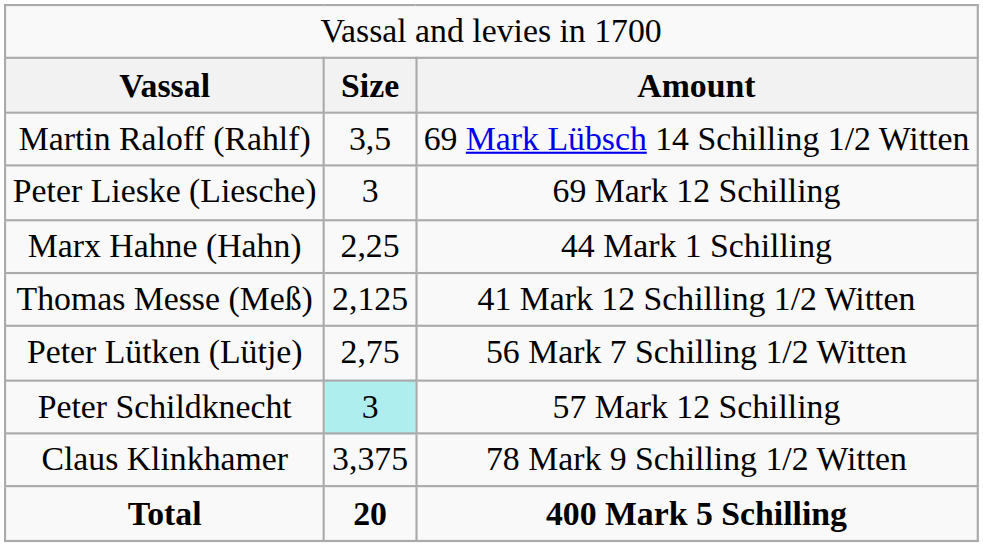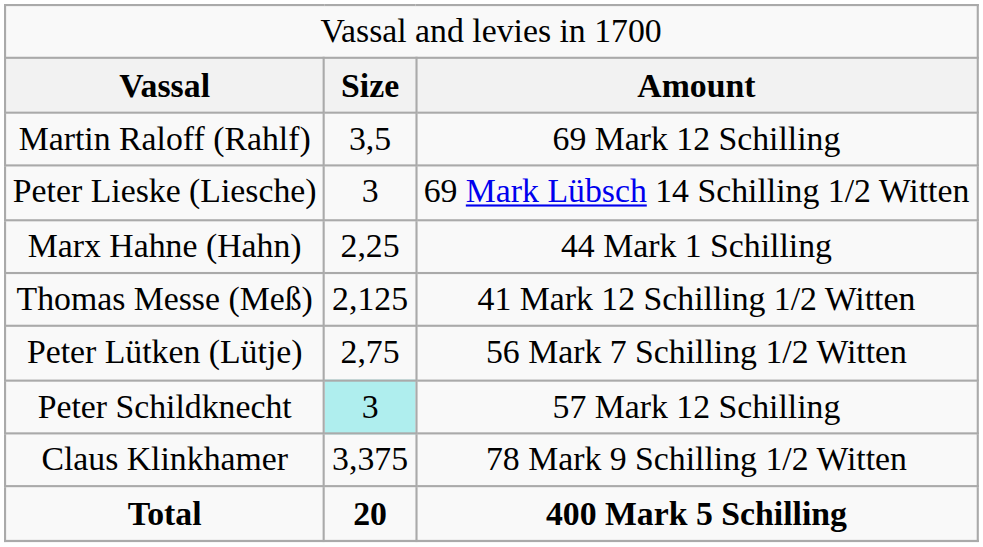(696, 138) 69 Mark Lübsch 14 Schilling 1/2 Witten -> (696, 138) 69 Mark 12 Schilling
(696, 191) 69 Mark 12 Schilling -> (696, 191) 69 Mark Lübsch 14 Schilling 1/2 Witten
